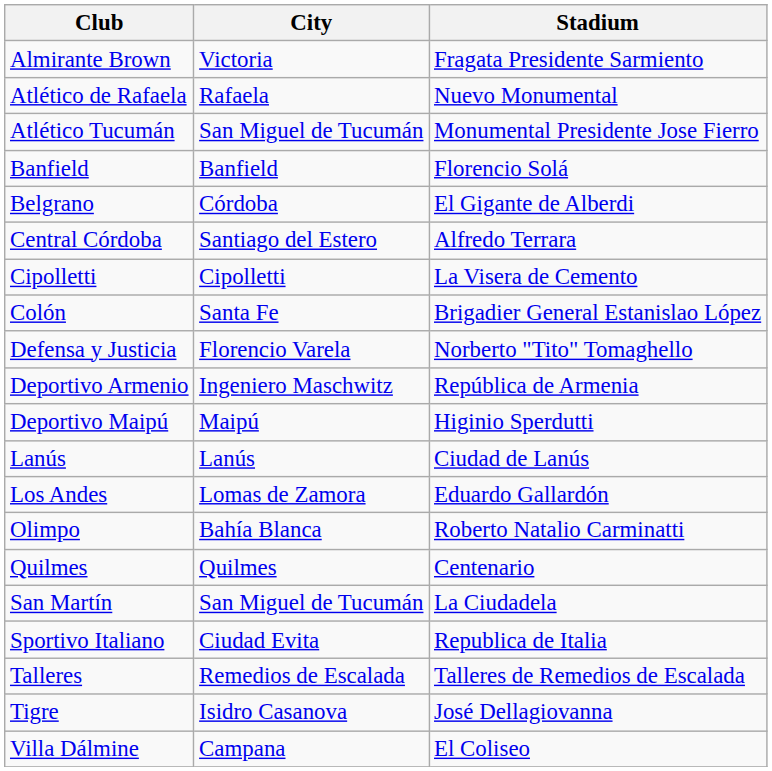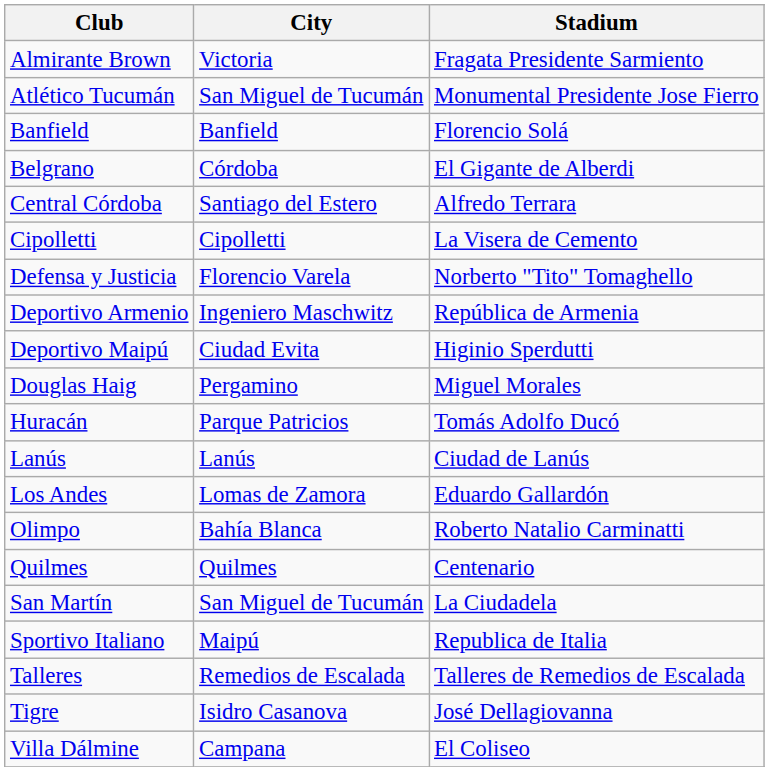- row: (98, 95)
- row: (38, 312)
(229, 421) Maipú -> (259, 349) Ciudad Evita
+ row: (73, 385)
+ row: (49, 421)
(259, 639) Ciudad Evita -> (229, 639) Maipú
